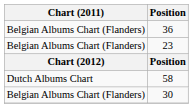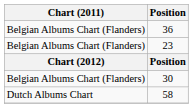rows swapped: (168, 95) <-> (168, 78)
